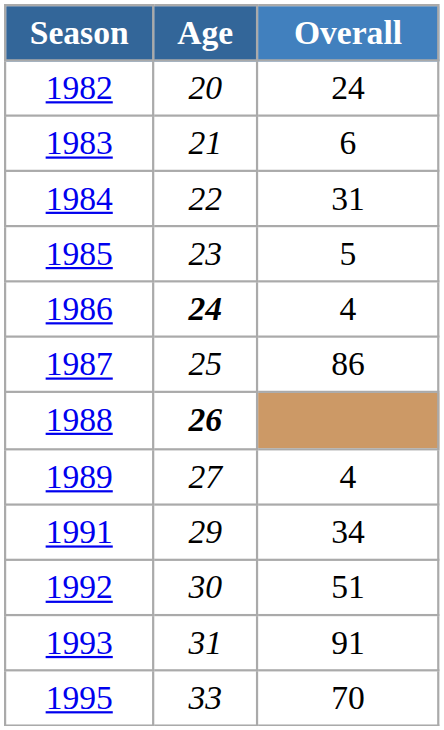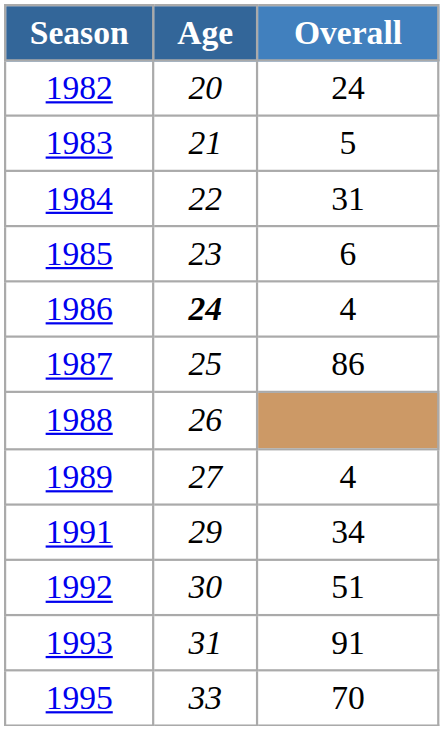(348, 143) 6 -> (348, 143) 5
(348, 253) 5 -> (348, 253) 6
(205, 420) bold -> (205, 420) normal
